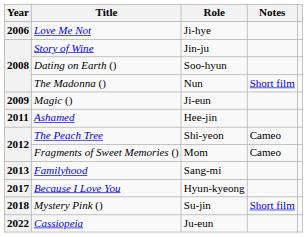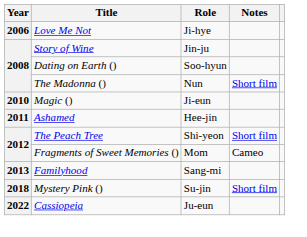(18, 100) 2009 -> (18, 100) 2010
(265, 135) Cameo -> (254, 135) Short film
- row: (77, 188)
